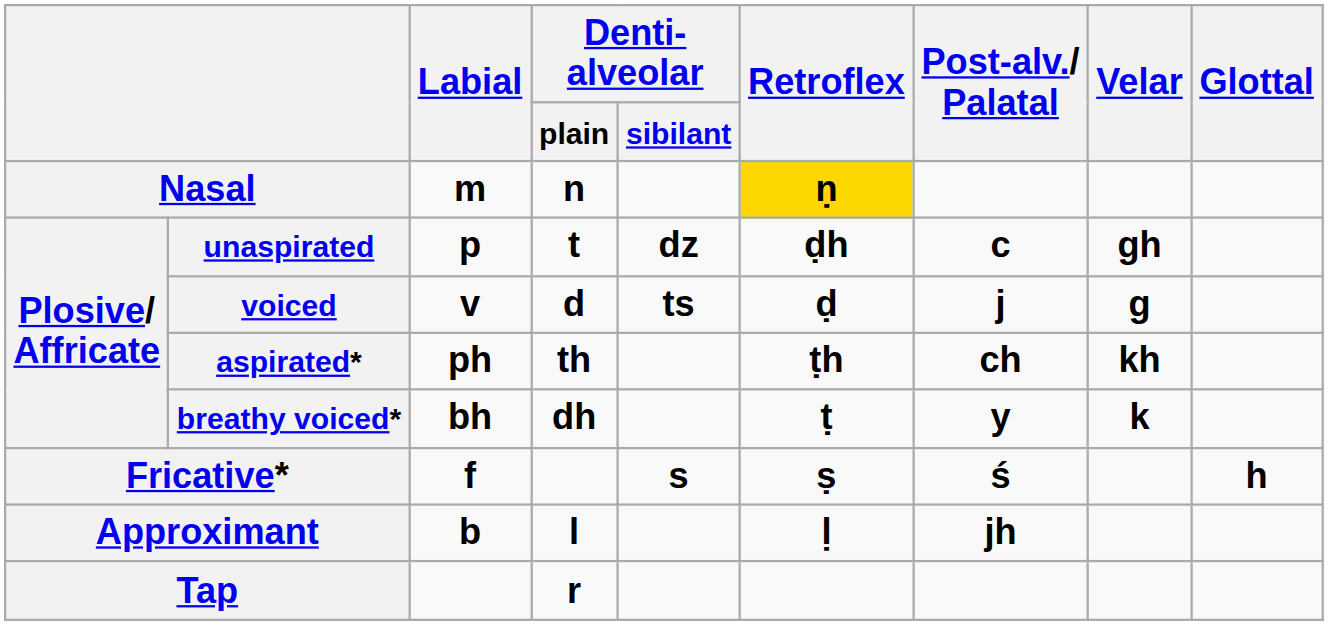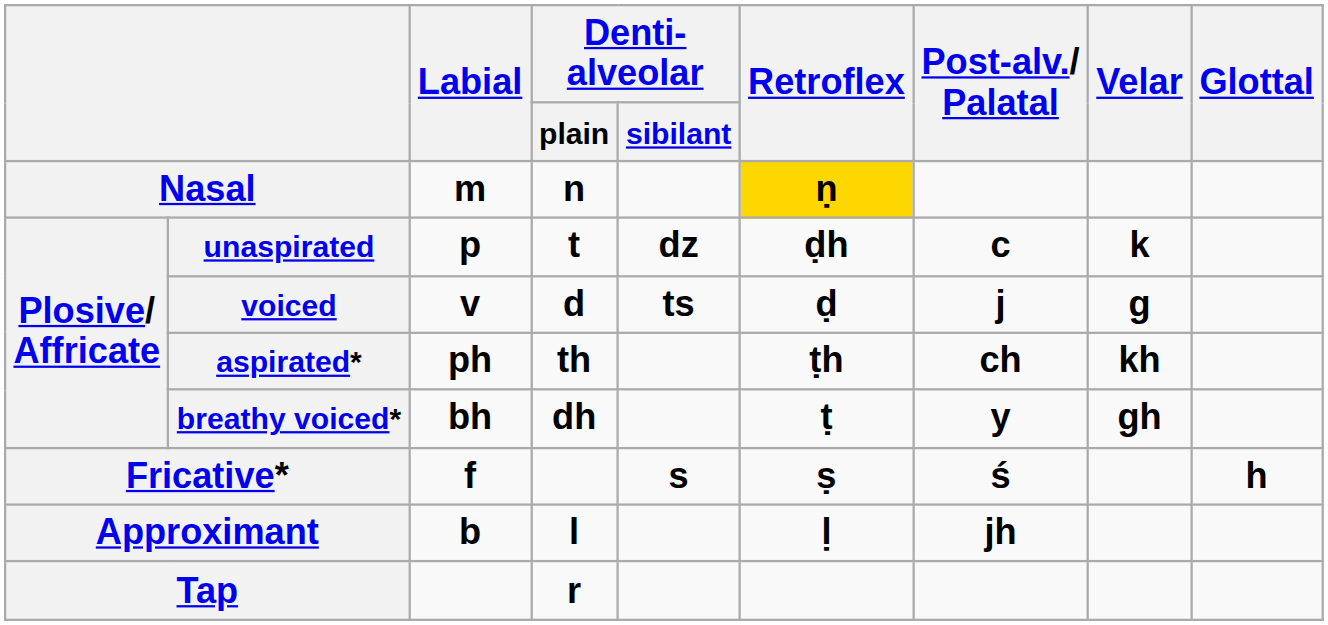(1139, 245) gh -> (1139, 245) k
(1139, 417) k -> (1139, 417) gh
